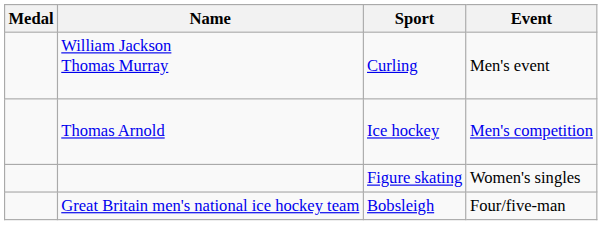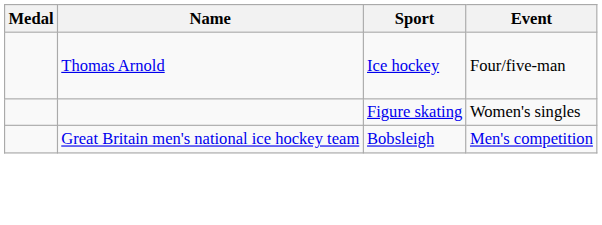- row: (116, 55)
(531, 131) Men's competition -> (518, 65) Four/five-man
(518, 205) Four/five-man -> (531, 139) Men's competition
